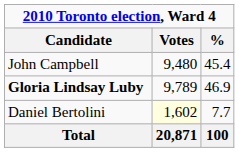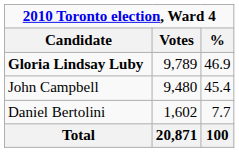rows swapped: (76, 87) <-> (53, 64)
(180, 111) lightyellow background -> (180, 111) no background
